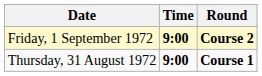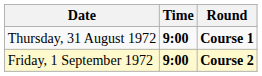rows swapped: (82, 60) <-> (80, 37)
